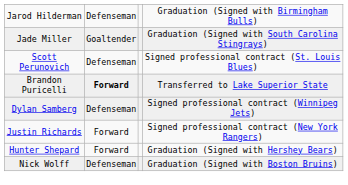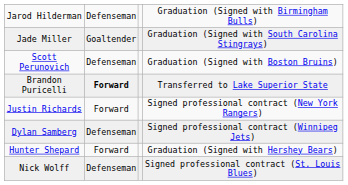(243, 62) Signed professional contract (St. Louis Blues) -> (243, 62) Graduation (Signed with Boston Bruins)
rows swapped: (44, 132) <-> (44, 109)
(243, 164) Graduation (Signed with Boston Bruins) -> (243, 168) Signed professional contract (St. Louis Blues)
